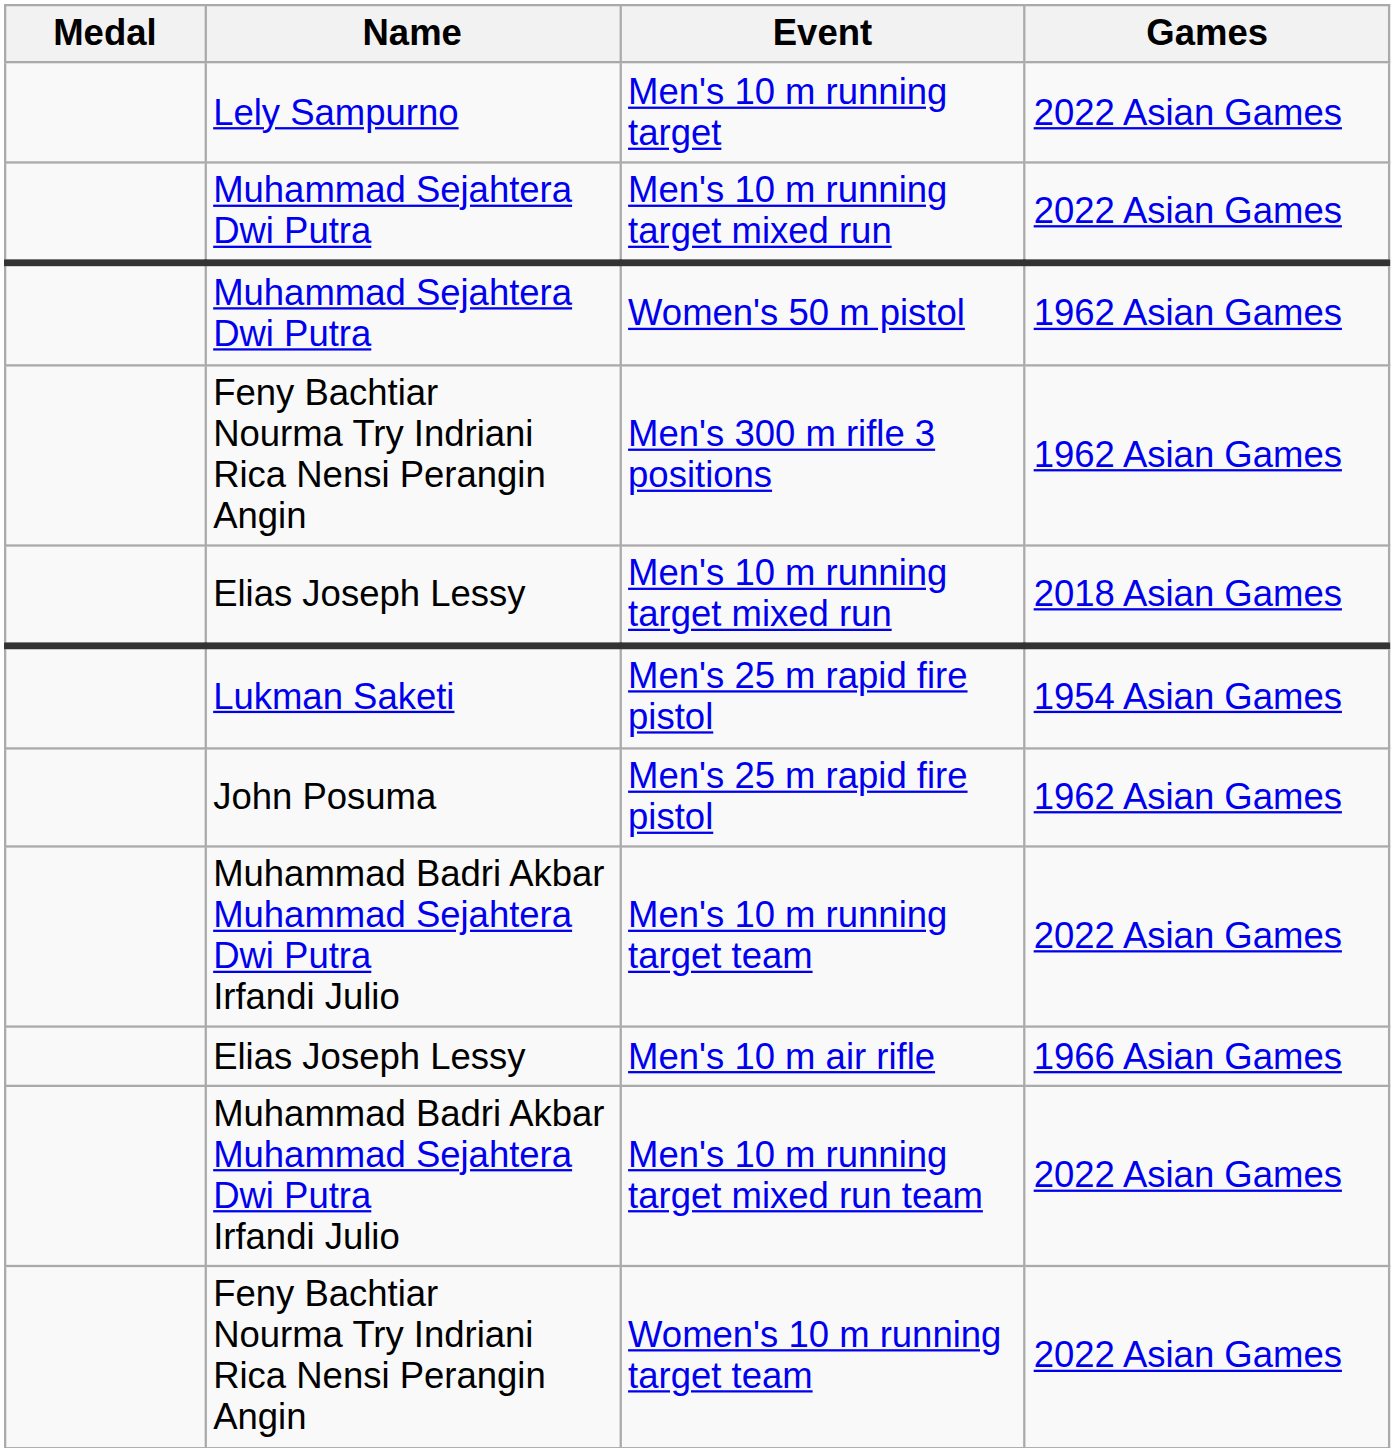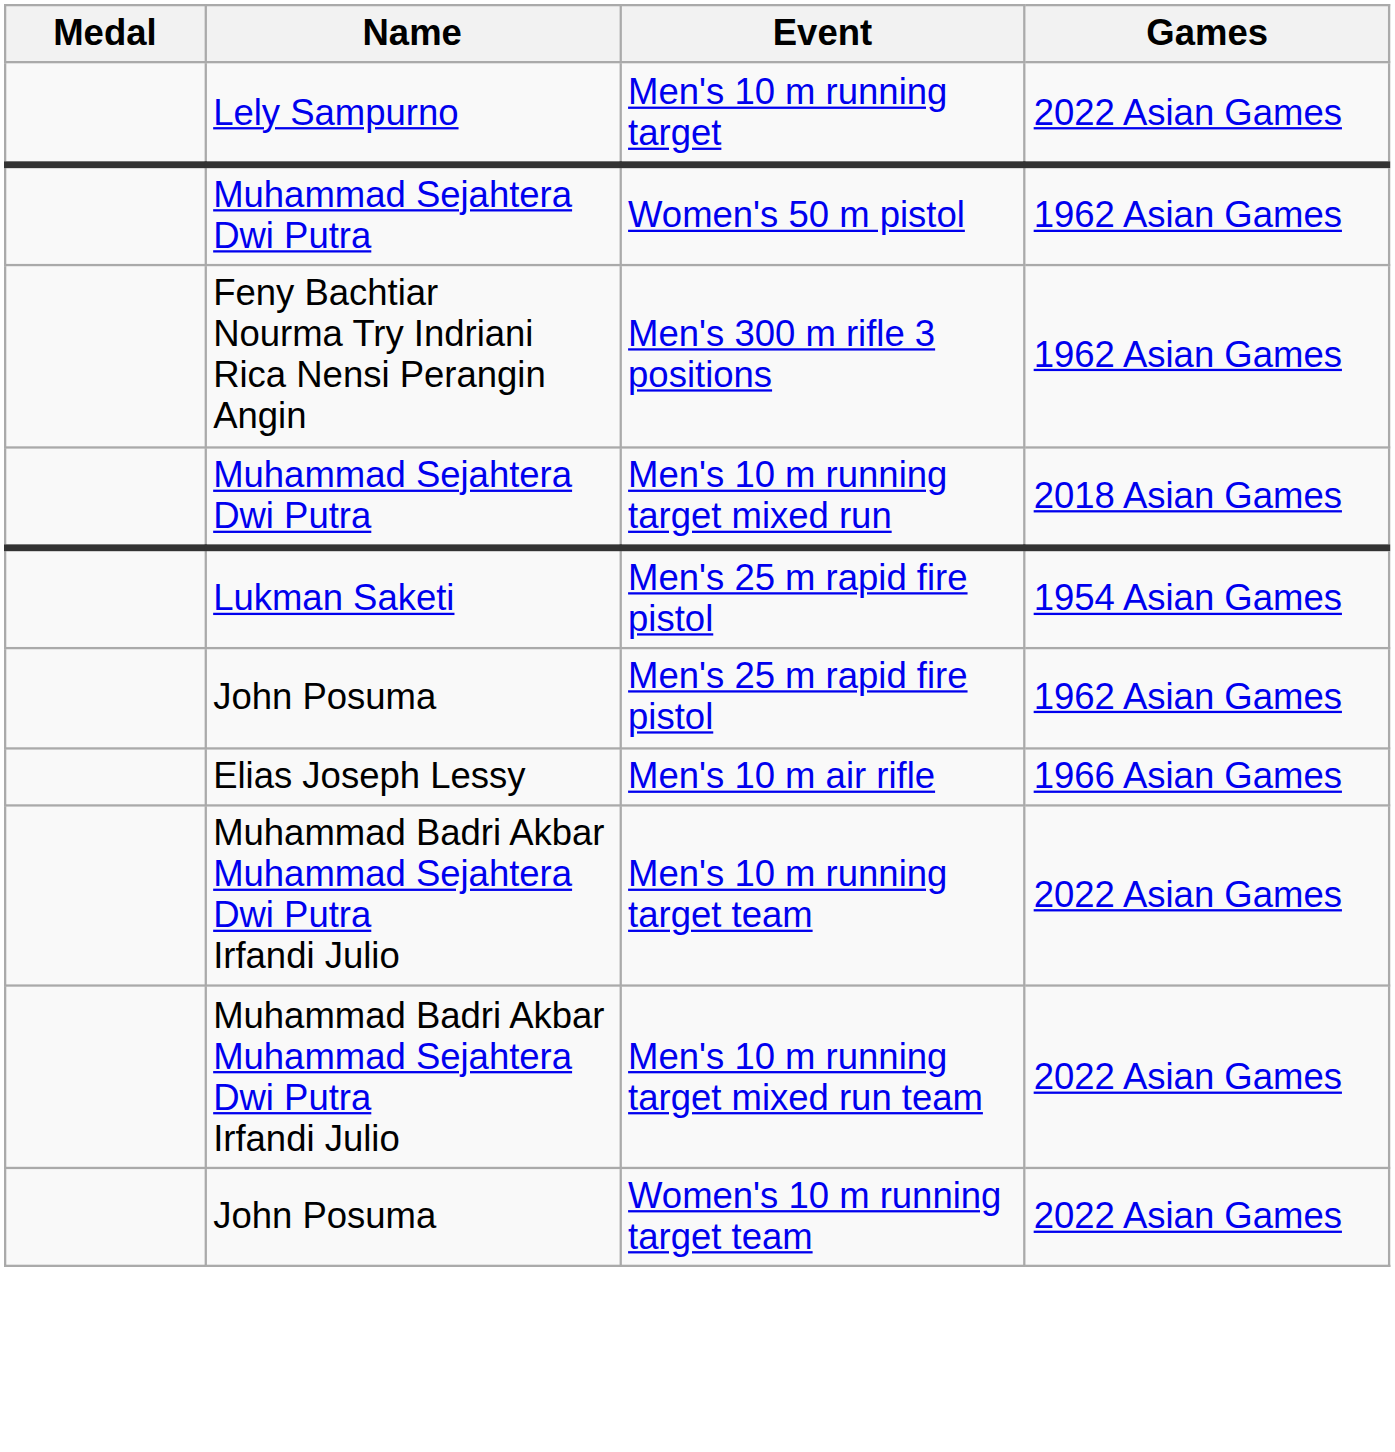- row: (788, 210)
(369, 594) Elias Joseph Lessy -> (393, 495) Muhammad Sejahtera Dwi Putra
rows swapped: (782, 1055) <-> (788, 936)
(379, 1356) Feny Bachtiar Nourma Try Indriani Rica Nensi Perangin Angin -> (325, 1216) John Posuma
